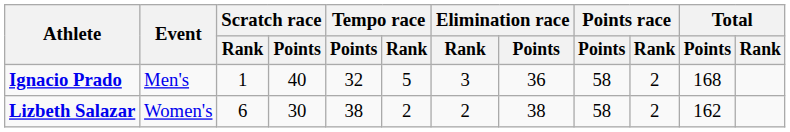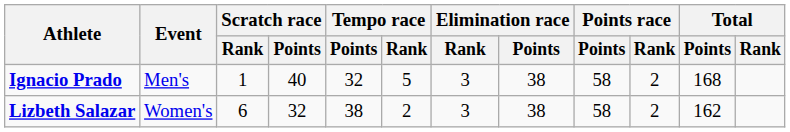(536, 80) 36 -> (536, 80) 38
(297, 111) 30 -> (297, 111) 32
(465, 111) 2 -> (465, 111) 3
